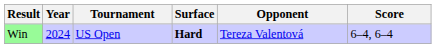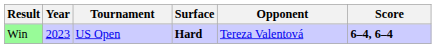(58, 33) 2024 -> (58, 33) 2023
(372, 33) normal -> (372, 33) bold
